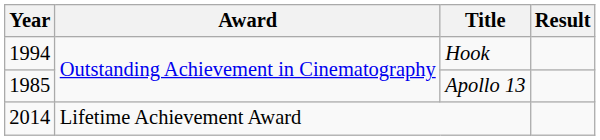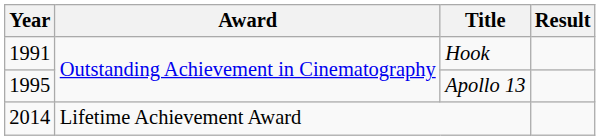(30, 53) 1994 -> (30, 53) 1991
(30, 85) 1985 -> (30, 85) 1995
